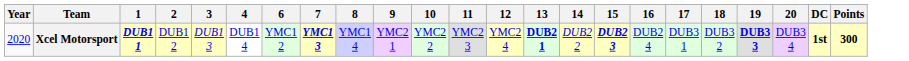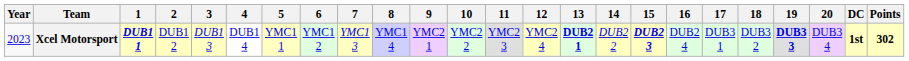+ column: (281, 13)
(19, 39) 2020 -> (19, 39) 2023
(318, 39) bold -> (355, 39) normal
(849, 39) 300 -> (885, 39) 302
